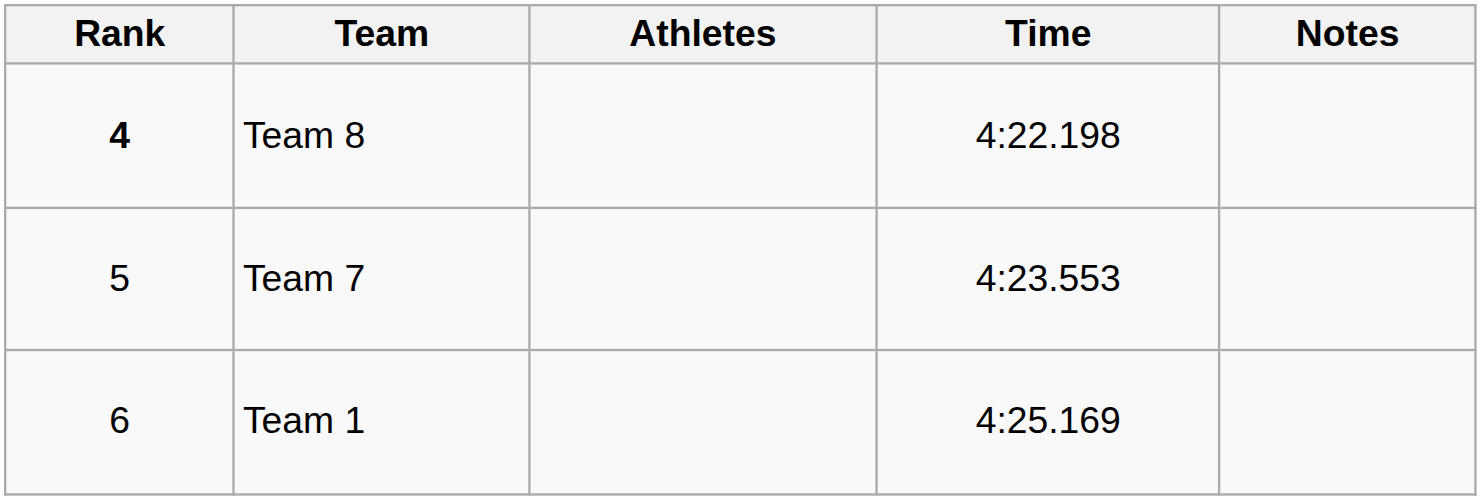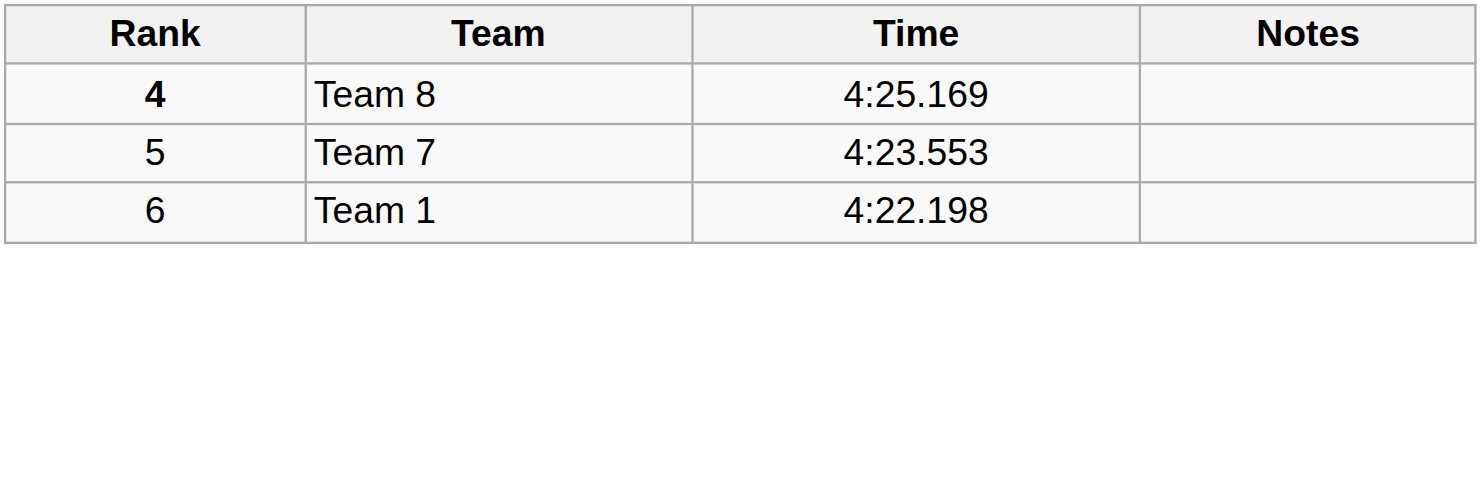- column: (703, 34)
(1048, 135) 4:22.198 -> (916, 93) 4:25.169
(1048, 421) 4:25.169 -> (916, 211) 4:22.198
